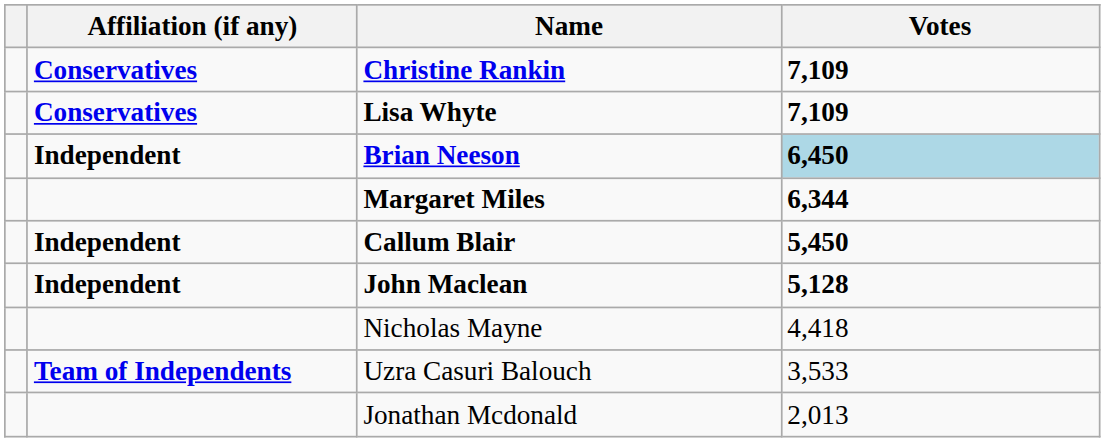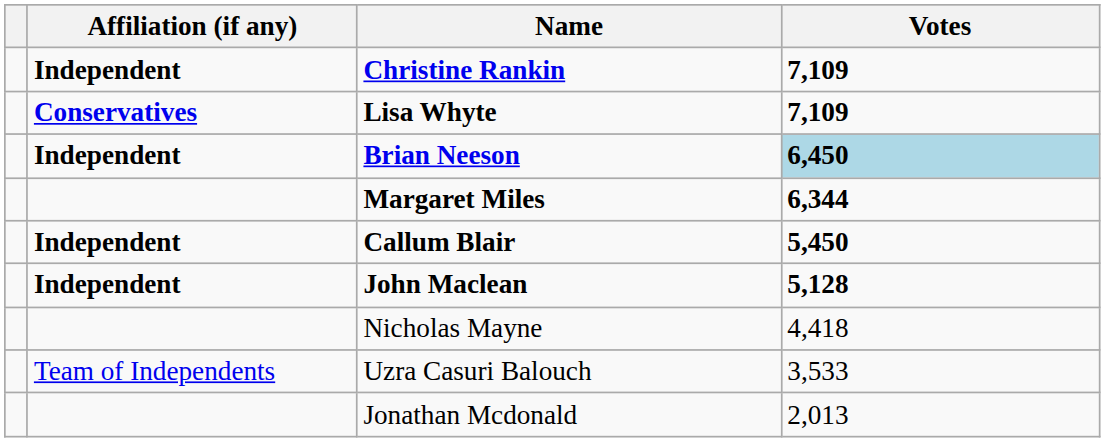(115, 69) Conservatives -> (107, 69) Independent
(163, 371) bold -> (155, 371) normal
